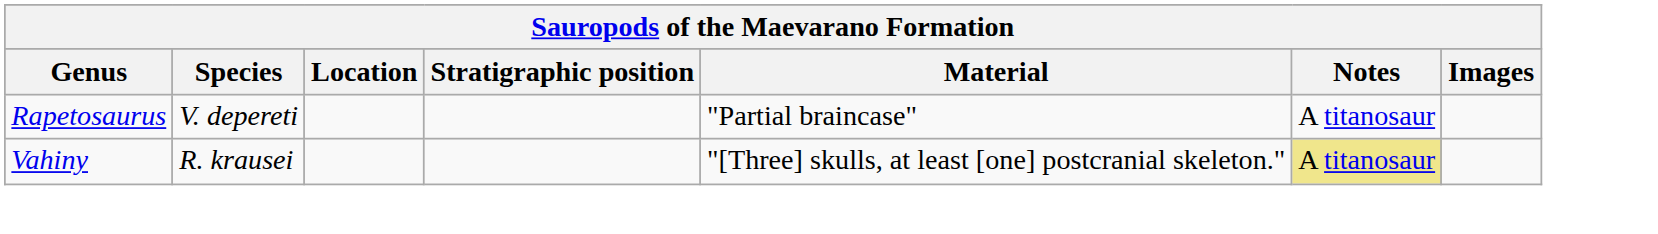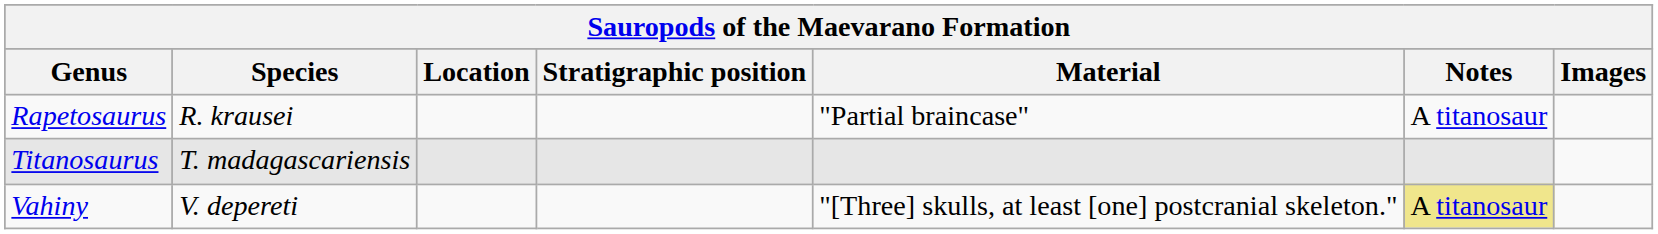(239, 116) V. depereti -> (236, 116) R. krausei
+ row: (85, 160)
(236, 160) R. krausei -> (239, 205) V. depereti
